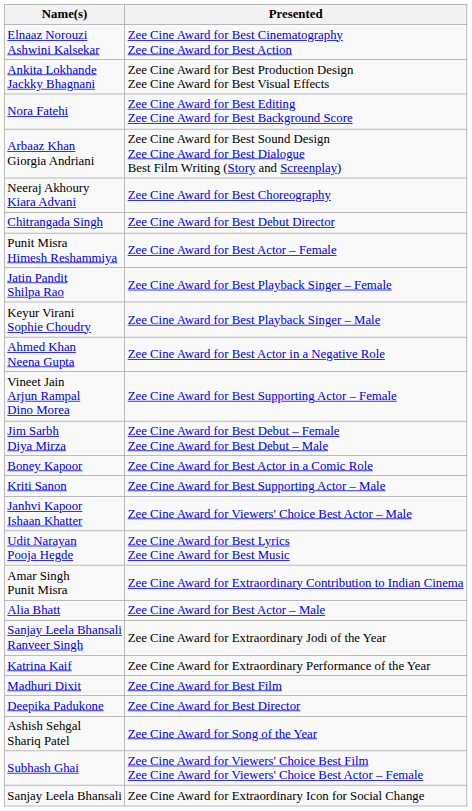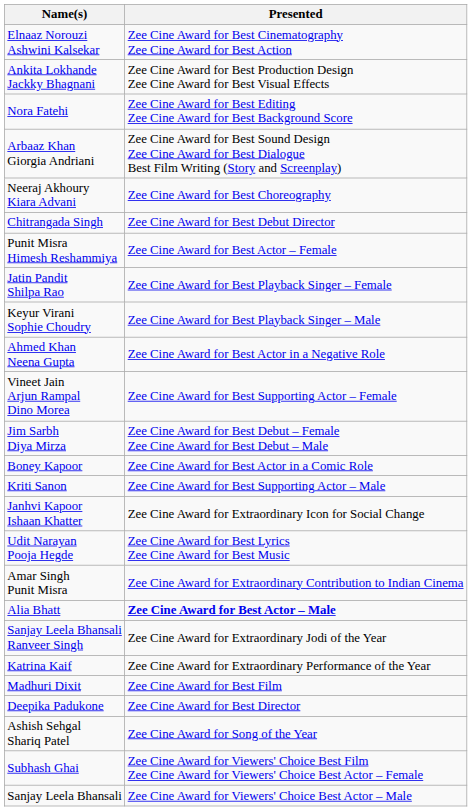(270, 513) Zee Cine Award for Viewers' Choice Best Actor – Male -> (276, 513) Zee Cine Award for Extraordinary Icon for Social Change
(226, 610) normal -> (232, 610) bold
(276, 795) Zee Cine Award for Extraordinary Icon for Social Change -> (270, 795) Zee Cine Award for Viewers' Choice Best Actor – Male
